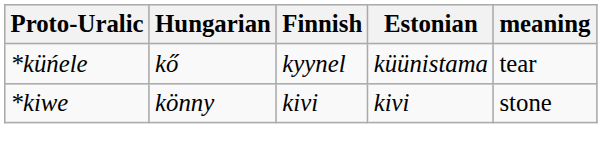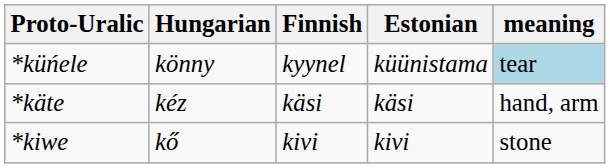(167, 63) kő -> (185, 63) könny
(518, 63) no background -> (518, 63) lightblue background
+ row: (37, 102)
(185, 102) könny -> (167, 142) kő
